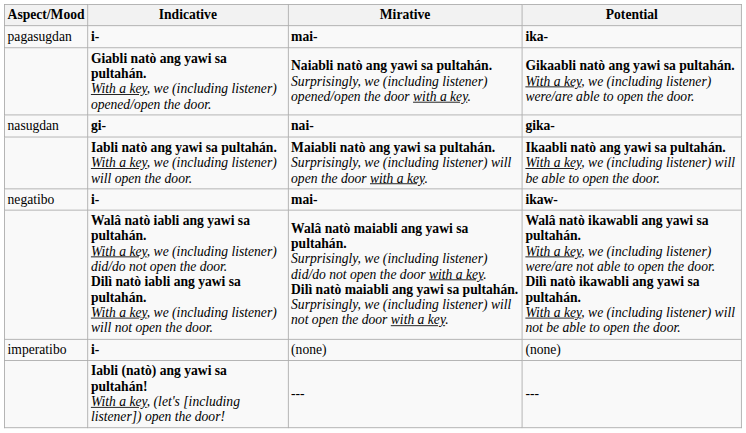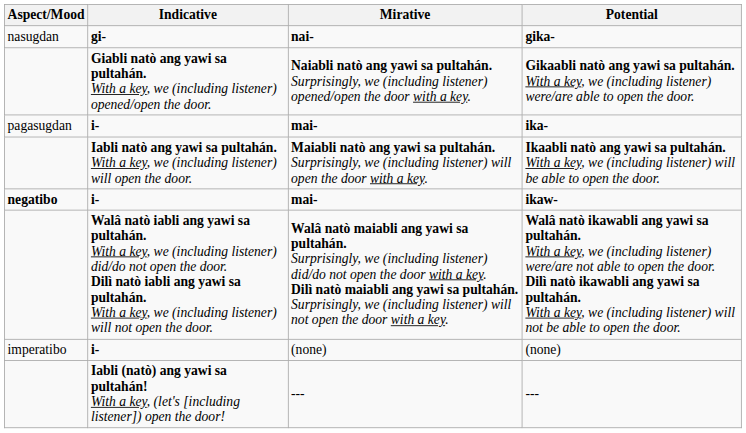rows swapped: (540, 125) <-> (537, 36)
(31, 199) normal -> (32, 199) bold
